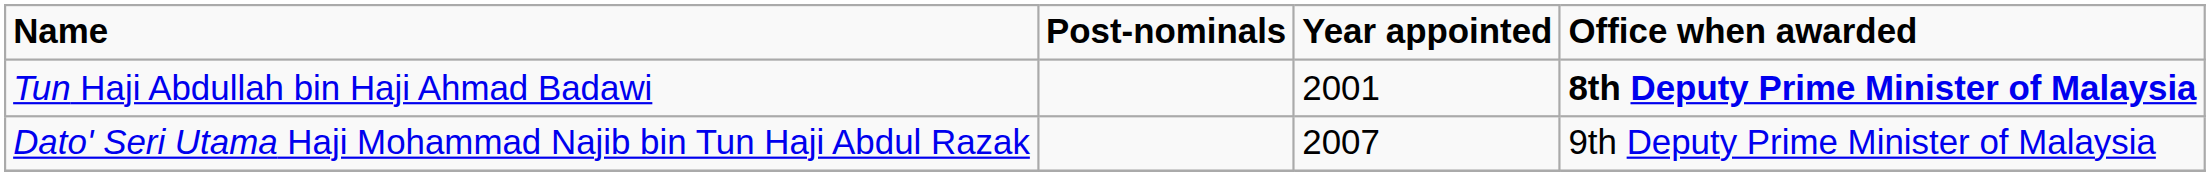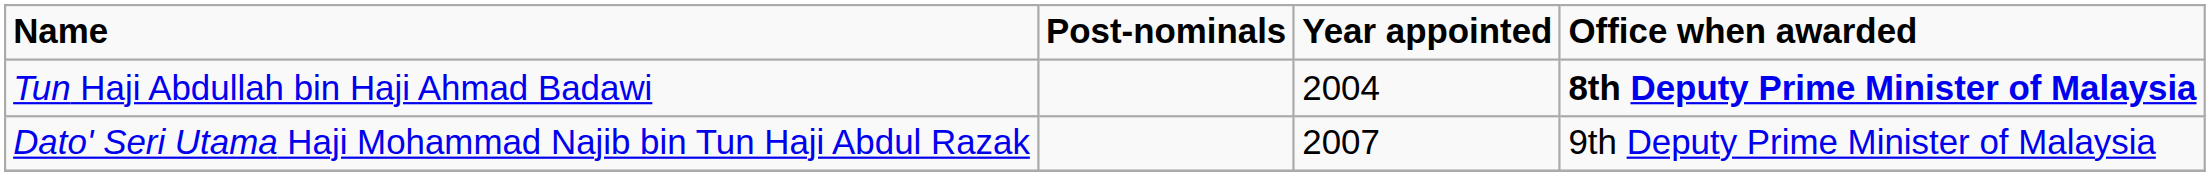(1341, 87) 2001 -> (1341, 87) 2004
